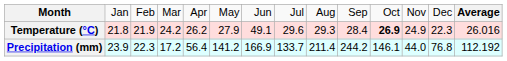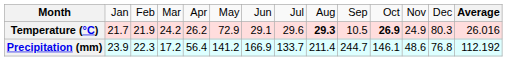(118, 30) 21.8 -> (118, 30) 21.7
(229, 30) 27.9 -> (229, 30) 72.9
(261, 30) 49.1 -> (261, 30) 29.1
(325, 30) normal -> (325, 30) bold
(357, 30) 28.4 -> (357, 30) 10.5
(442, 30) 22.3 -> (442, 30) 80.3
(354, 47) 244.2 -> (354, 47) 244.7
(415, 47) 44.0 -> (415, 47) 48.6
